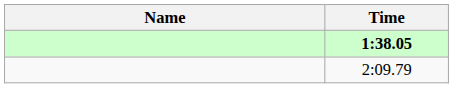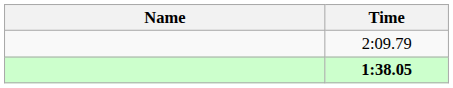rows swapped: (387, 43) <-> (387, 69)
